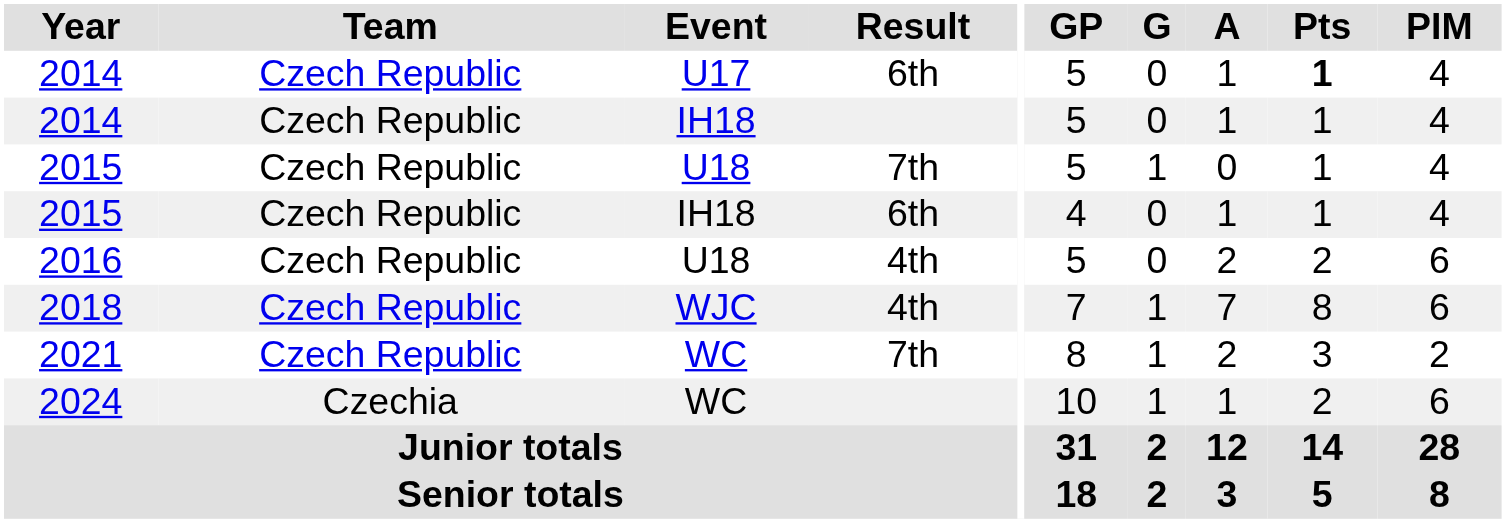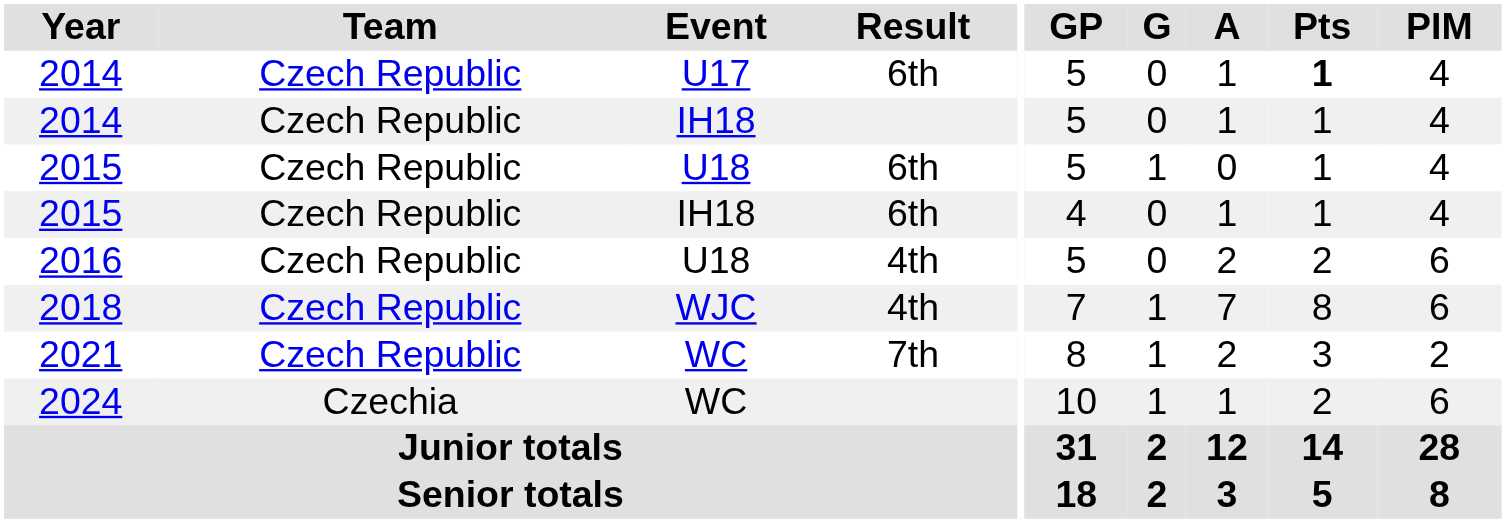(913, 167) 7th -> (913, 167) 6th
